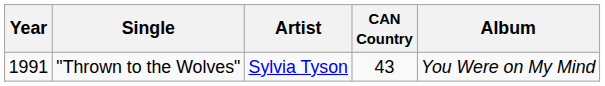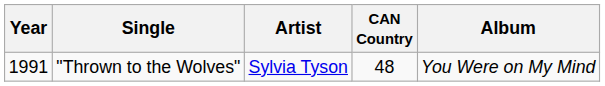(384, 66) 43 -> (384, 66) 48
